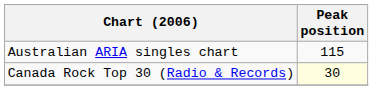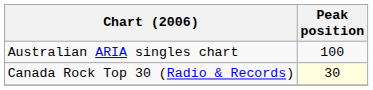(332, 52) 115 -> (332, 52) 100
